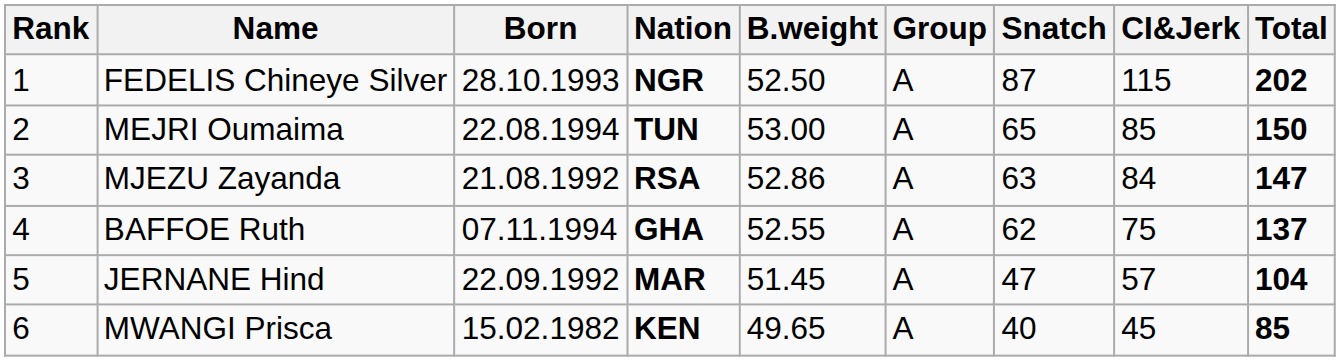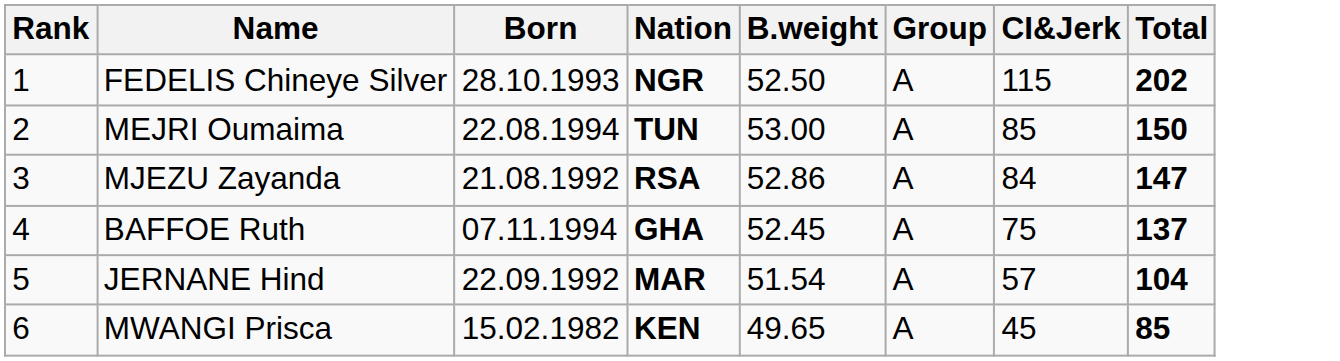- column: (1054, 29)
(786, 229) 52.55 -> (786, 229) 52.45
(786, 279) 51.45 -> (786, 279) 51.54
